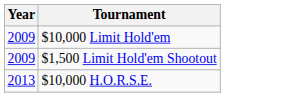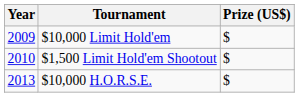+ column: (257, 15)
(21, 59) 2009 -> (21, 59) 2010
